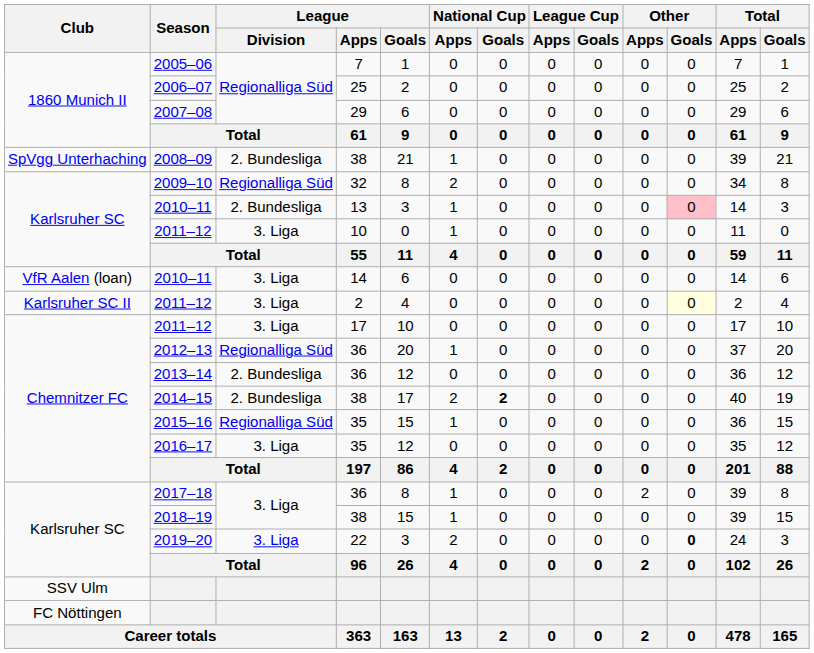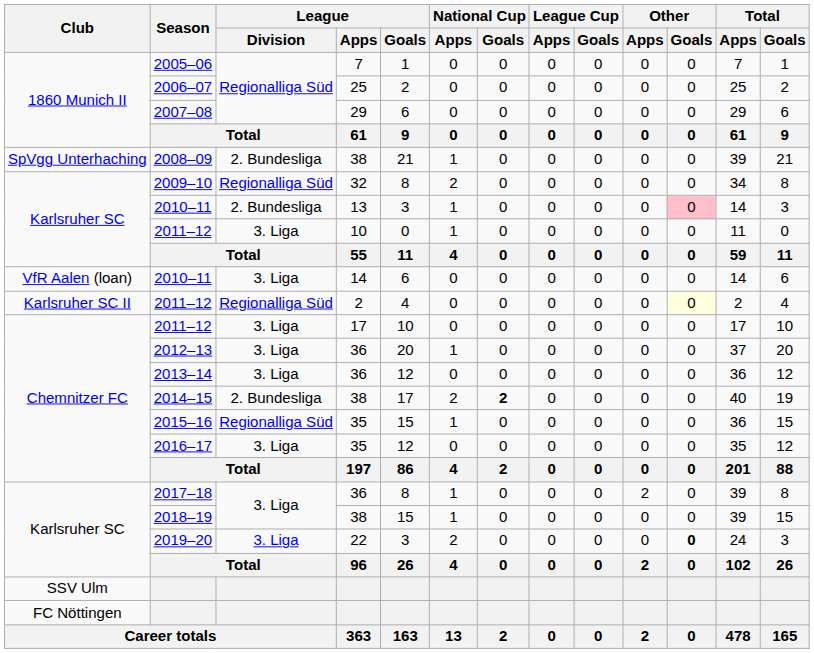(276, 302) 3. Liga -> (276, 302) Regionalliga Süd
(276, 350) Regionalliga Süd -> (276, 350) 3. Liga
(276, 374) 2. Bundesliga -> (276, 374) 3. Liga
